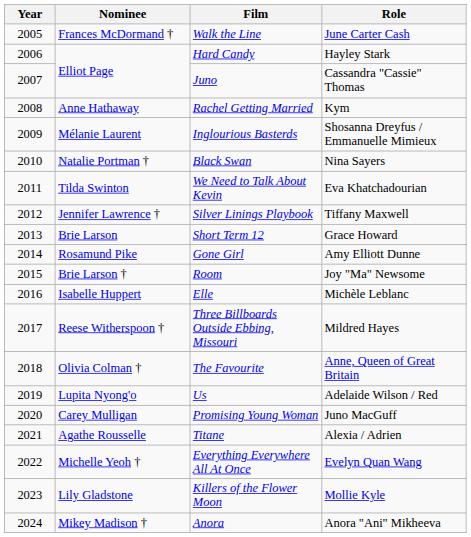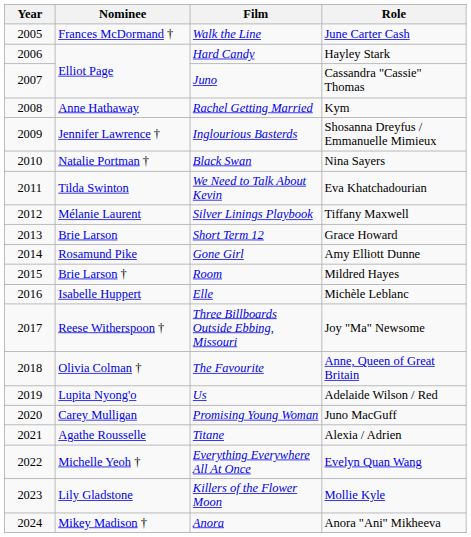(100, 134) Mélanie Laurent -> (109, 134) Jennifer Lawrence †
(109, 214) Jennifer Lawrence † -> (100, 214) Mélanie Laurent
(375, 274) Joy "Ma" Newsome -> (362, 274) Mildred Hayes
(362, 327) Mildred Hayes -> (375, 327) Joy "Ma" Newsome
